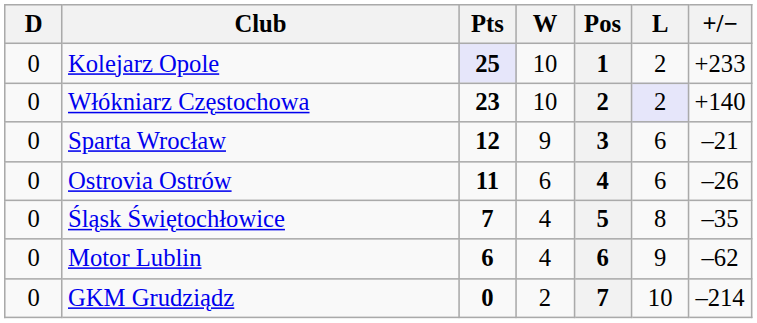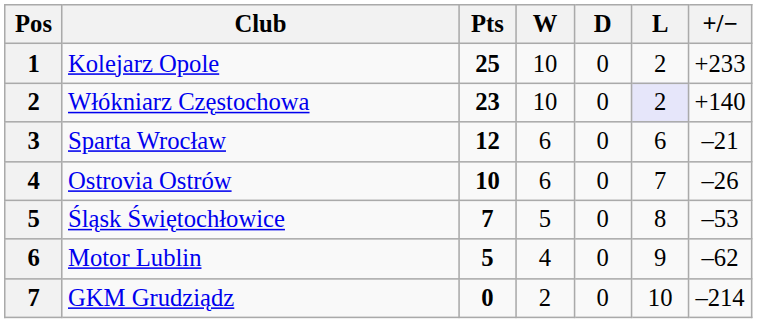columns swapped: (603, 24) <-> (34, 24)
(487, 63) lavender background -> (487, 63) no background
(545, 141) 9 -> (545, 141) 6
(487, 180) 11 -> (487, 180) 10
(660, 180) 6 -> (660, 180) 7
(545, 219) 4 -> (545, 219) 5
(720, 219) –35 -> (720, 219) –53
(487, 258) 6 -> (487, 258) 5
